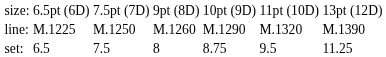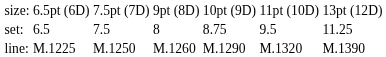rows swapped: (14, 48) <-> (17, 29)
